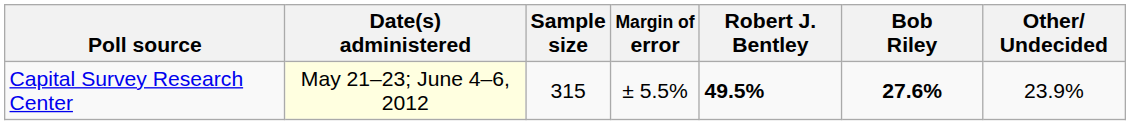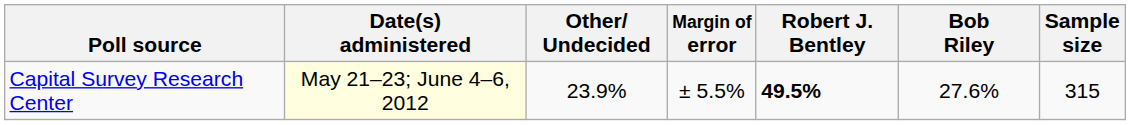columns swapped: (568, 33) <-> (1054, 33)
(912, 90) bold -> (969, 90) normal
